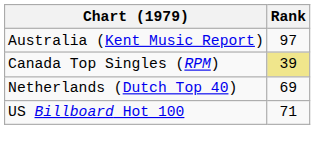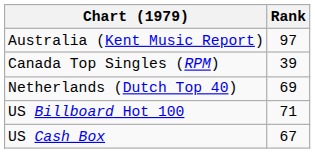(288, 64) khaki background -> (288, 64) no background
+ row: (57, 136)
